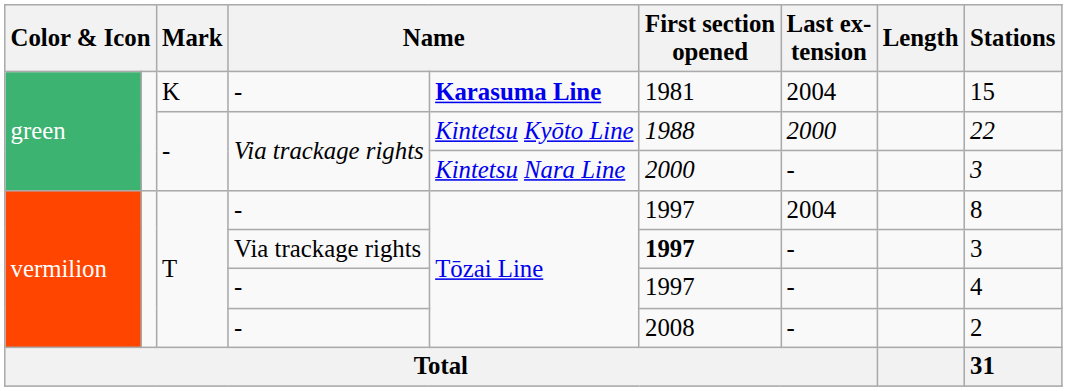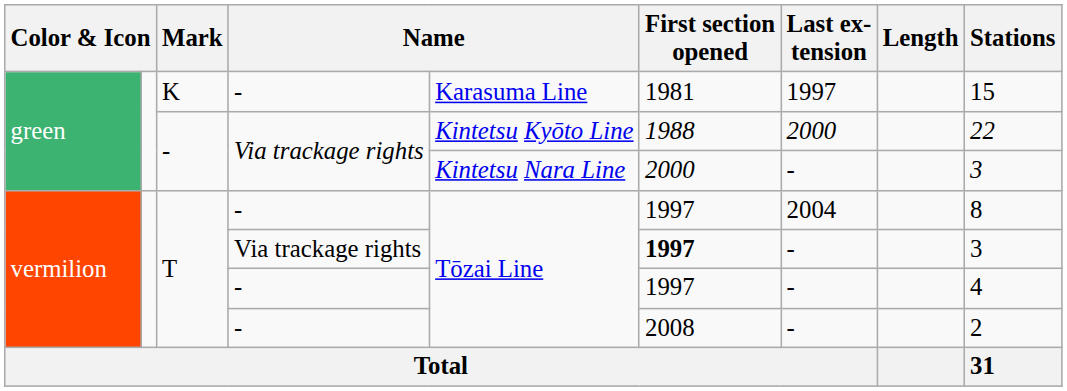(518, 91) bold -> (511, 91) normal
(811, 91) 2004 -> (811, 91) 1997
